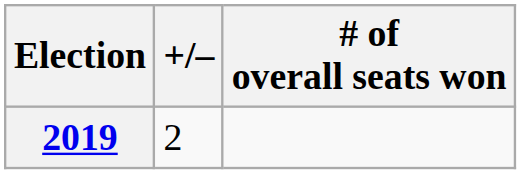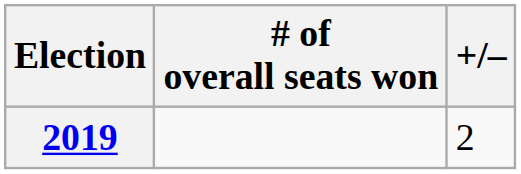columns swapped: (369, 55) <-> (189, 55)
